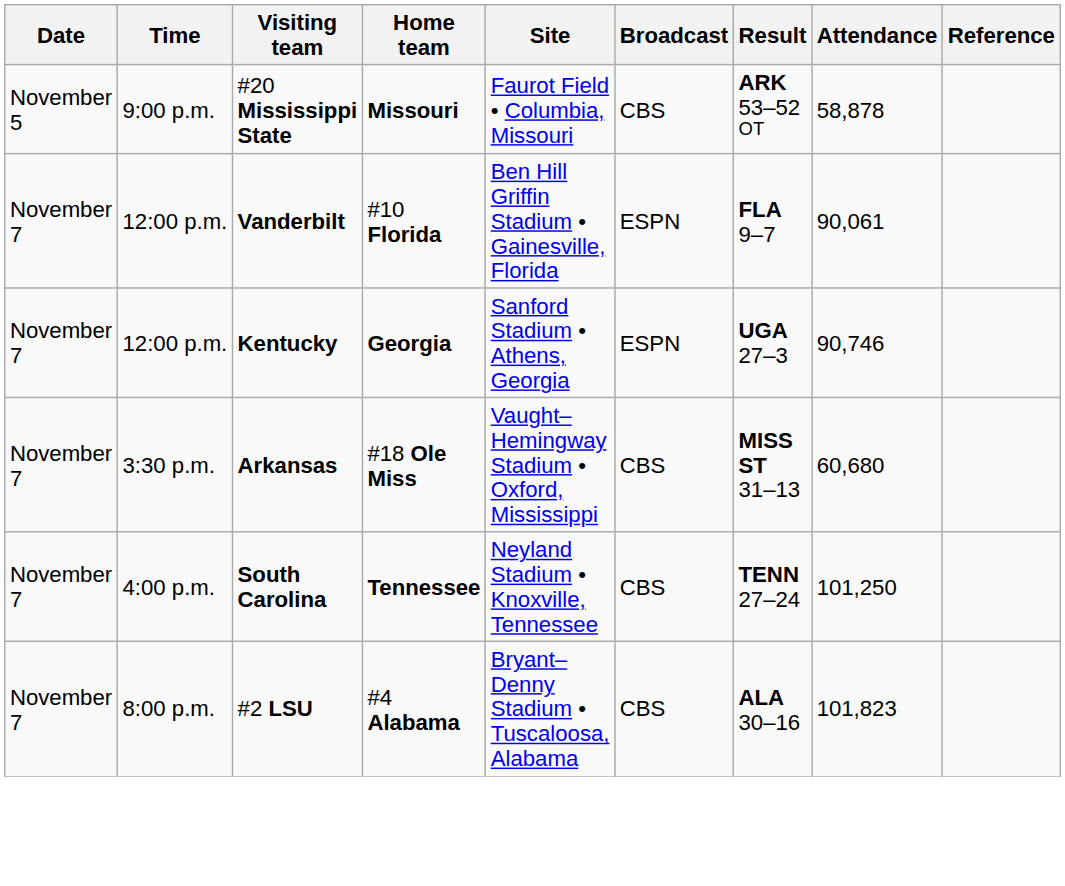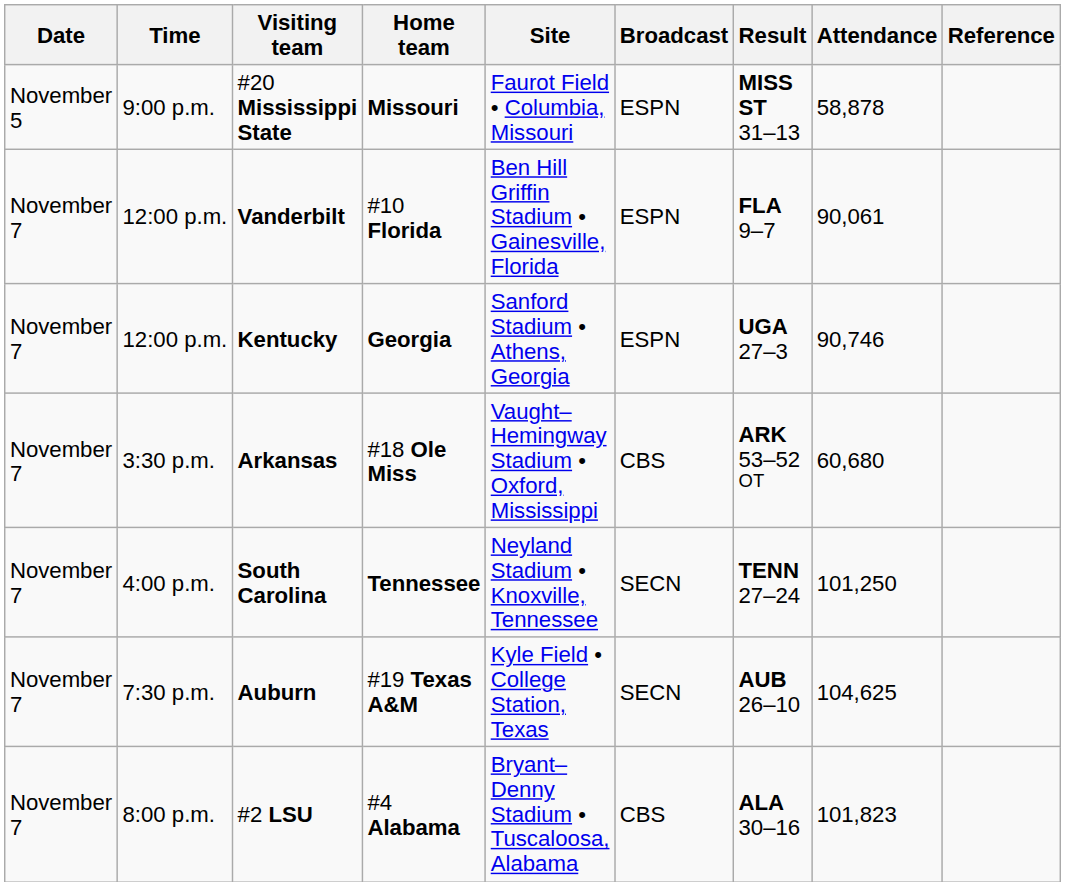(643, 109) CBS -> (650, 107) ESPN
(769, 105) ARK 53–52 OT -> (769, 107) MISS ST 31–13
(769, 465) MISS ST 31–13 -> (769, 456) ARK 53–52 OT
(643, 587) CBS -> (651, 583) SECN
+ row: (277, 692)
